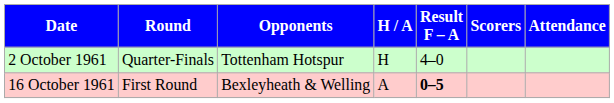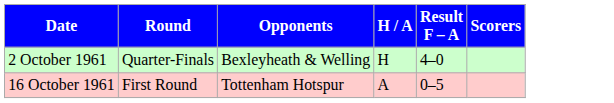- column: (567, 25)
(283, 60) Tottenham Hotspur -> (296, 60) Bexleyheath & Welling
(296, 85) Bexleyheath & Welling -> (283, 85) Tottenham Hotspur
(432, 85) bold -> (432, 85) normal
